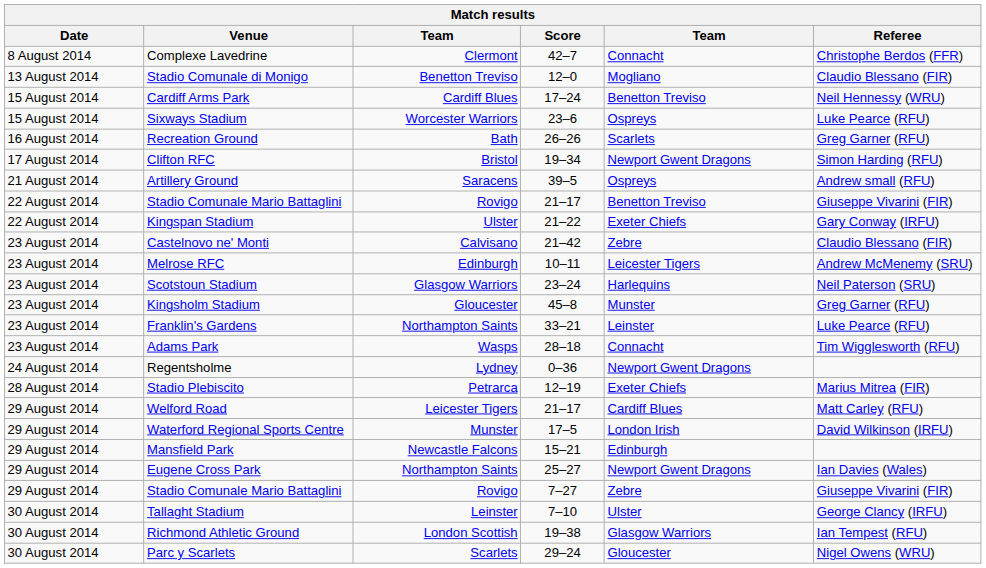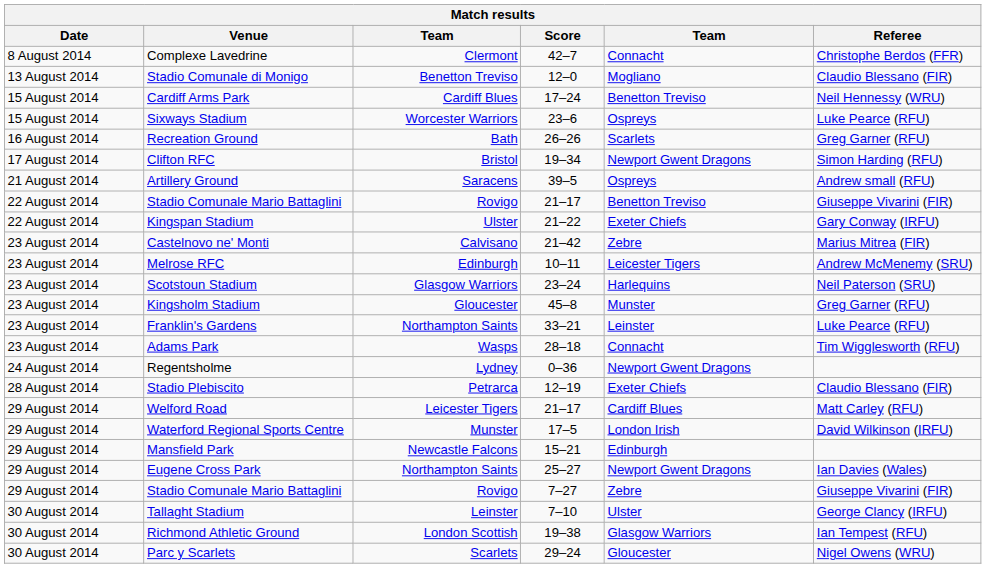(885, 243) Claudio Blessano (FIR) -> (873, 243) Marius Mitrea (FIR)
(873, 388) Marius Mitrea (FIR) -> (885, 388) Claudio Blessano (FIR)
